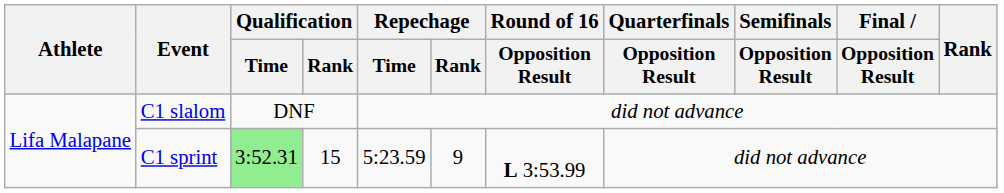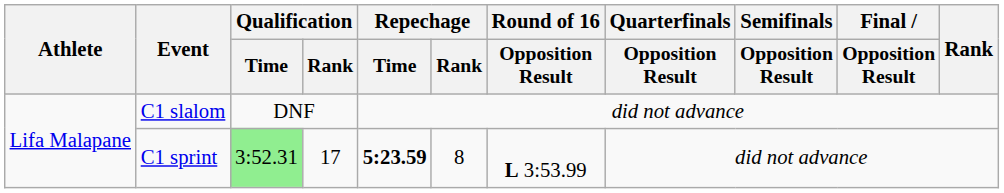(330, 158) 15 -> (330, 158) 17
(394, 158) normal -> (395, 158) bold
(458, 158) 9 -> (459, 158) 8
